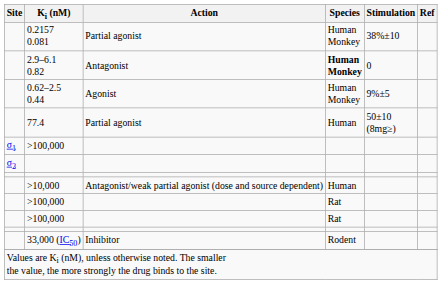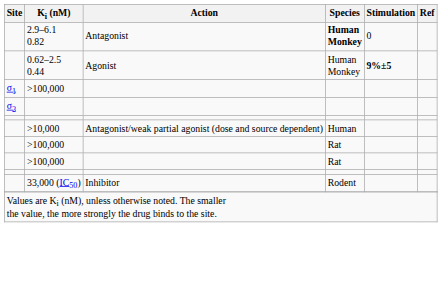- row: (15, 37)
(378, 93) normal -> (379, 65) bold
- row: (15, 122)
